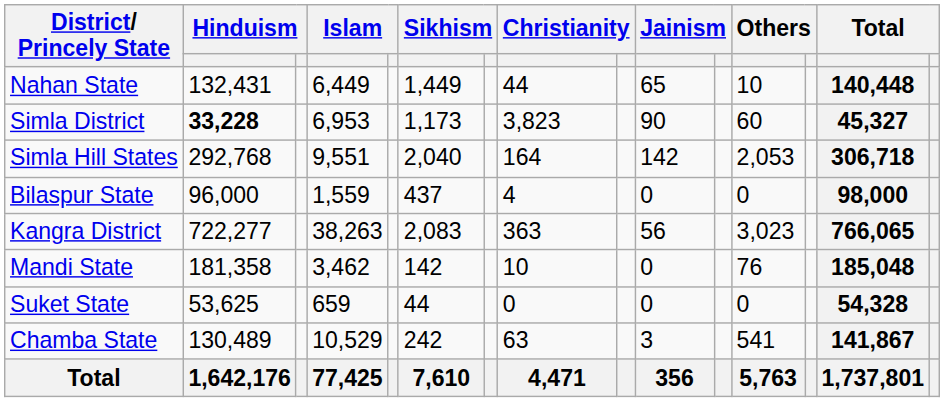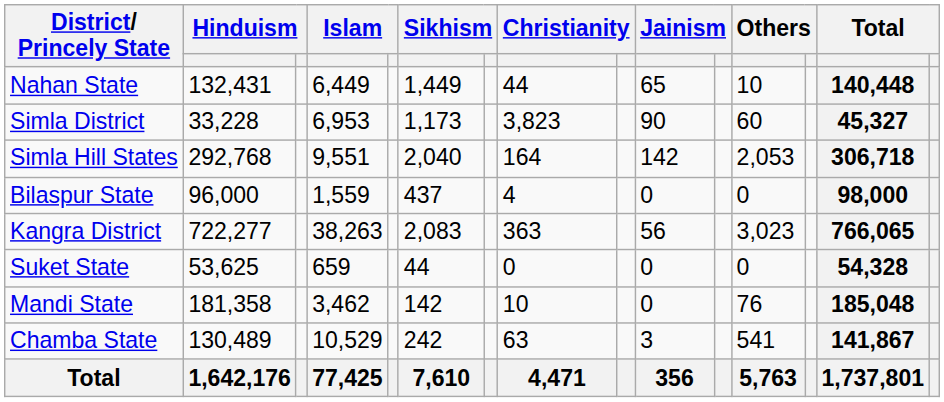(224, 121) bold -> (224, 121) normal
rows swapped: (72, 267) <-> (70, 304)
